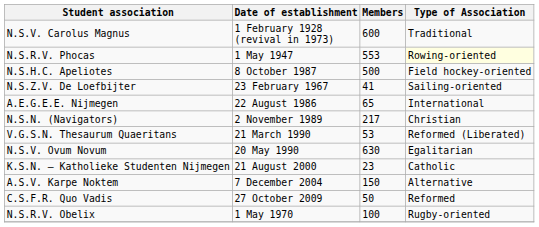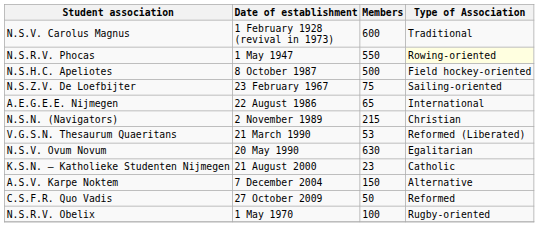(371, 55) 553 -> (371, 55) 550
(368, 87) 41 -> (368, 87) 75
(371, 119) 217 -> (371, 119) 215
